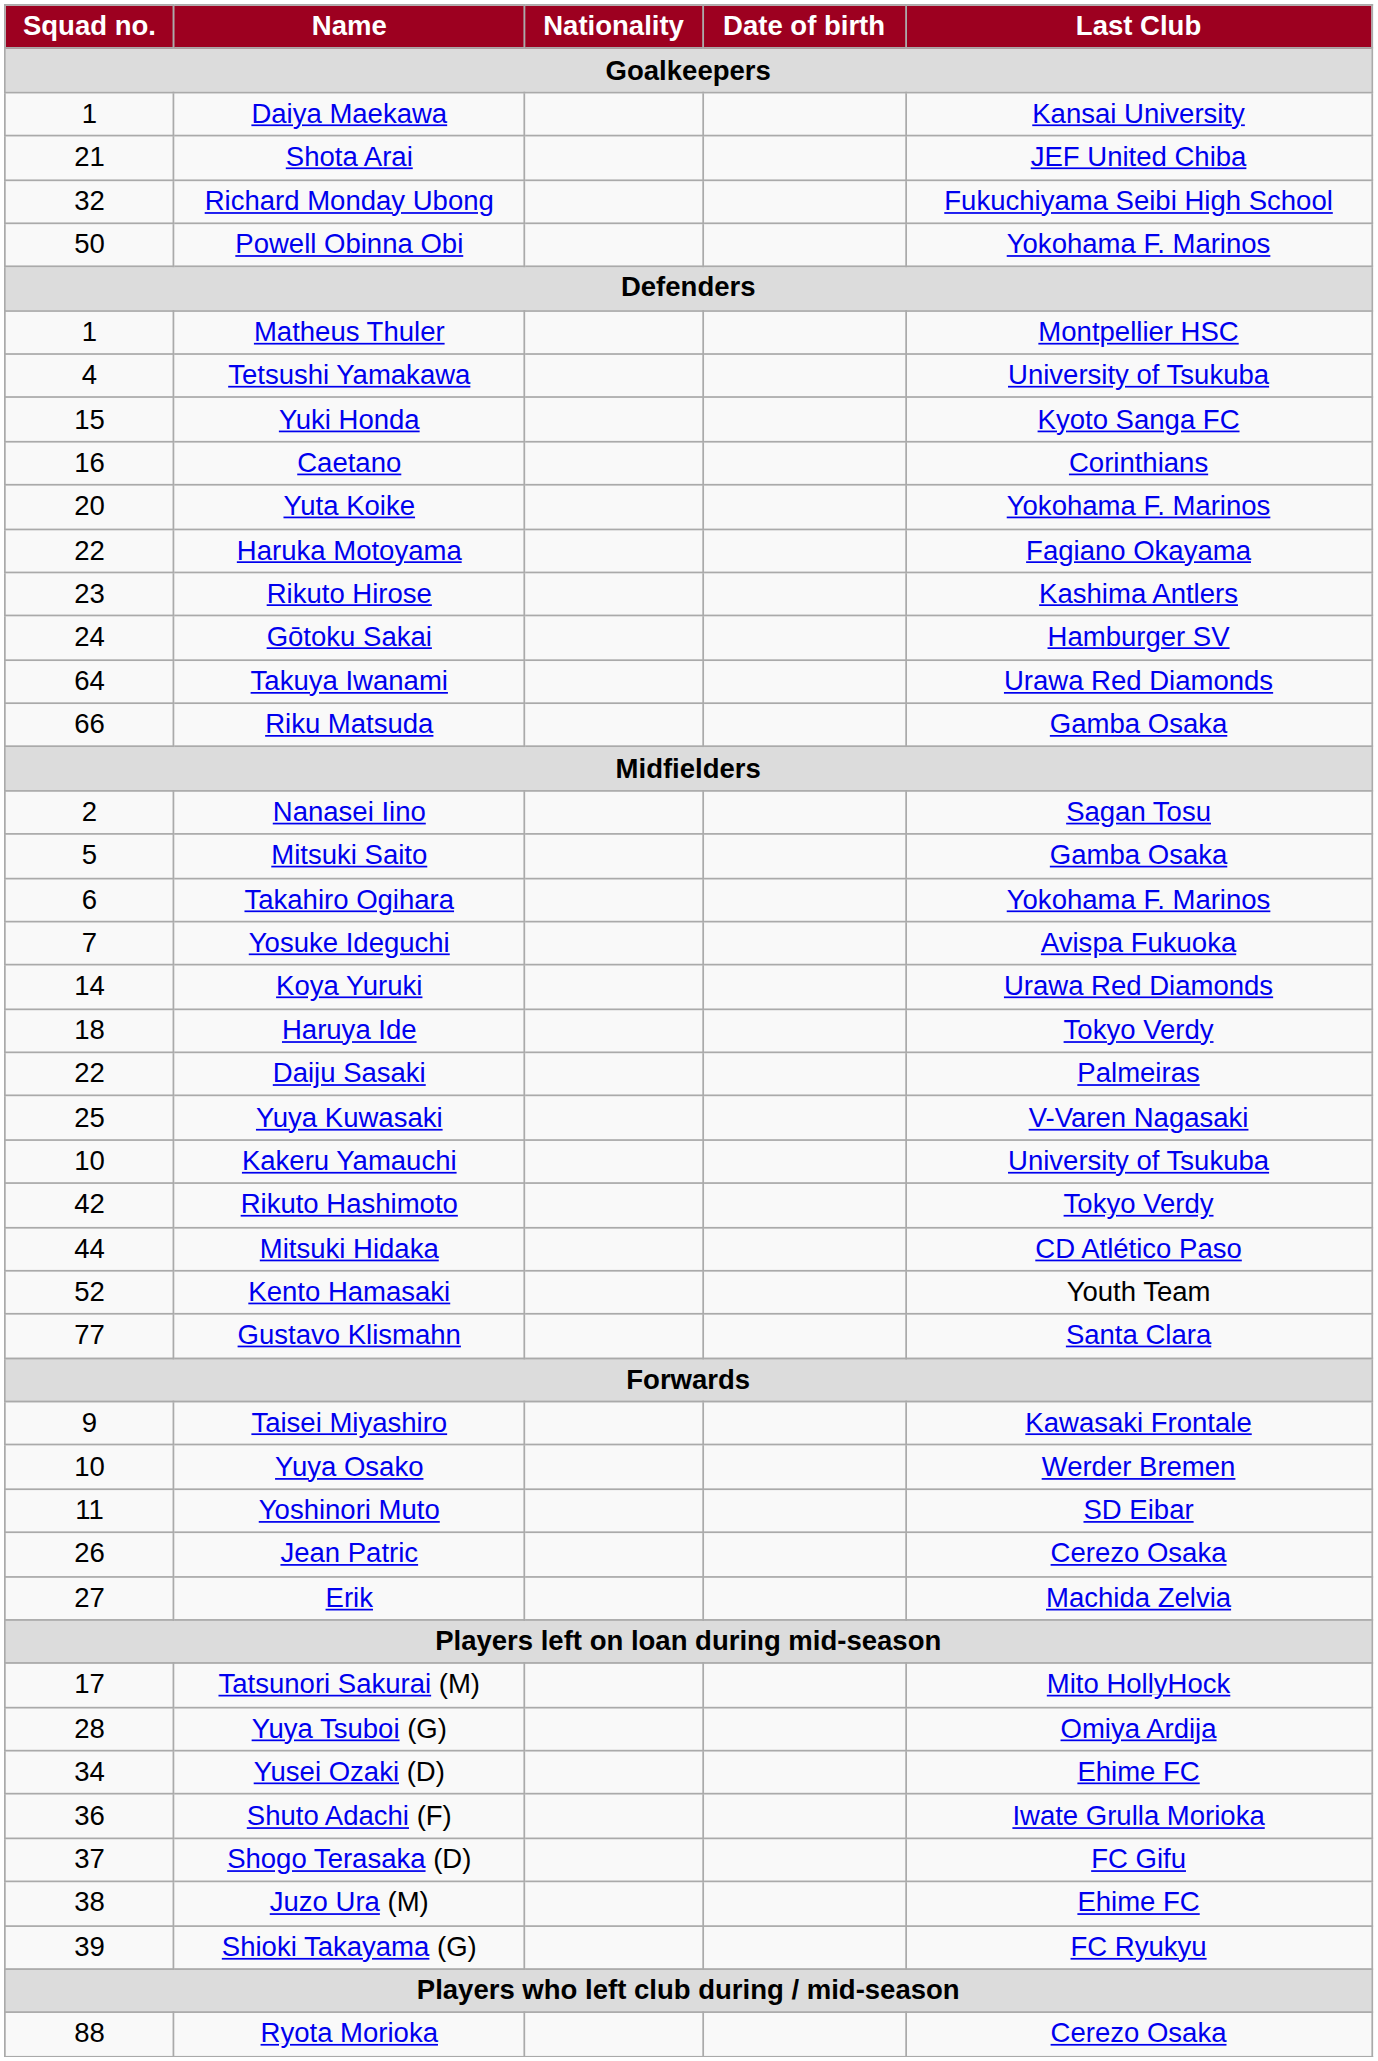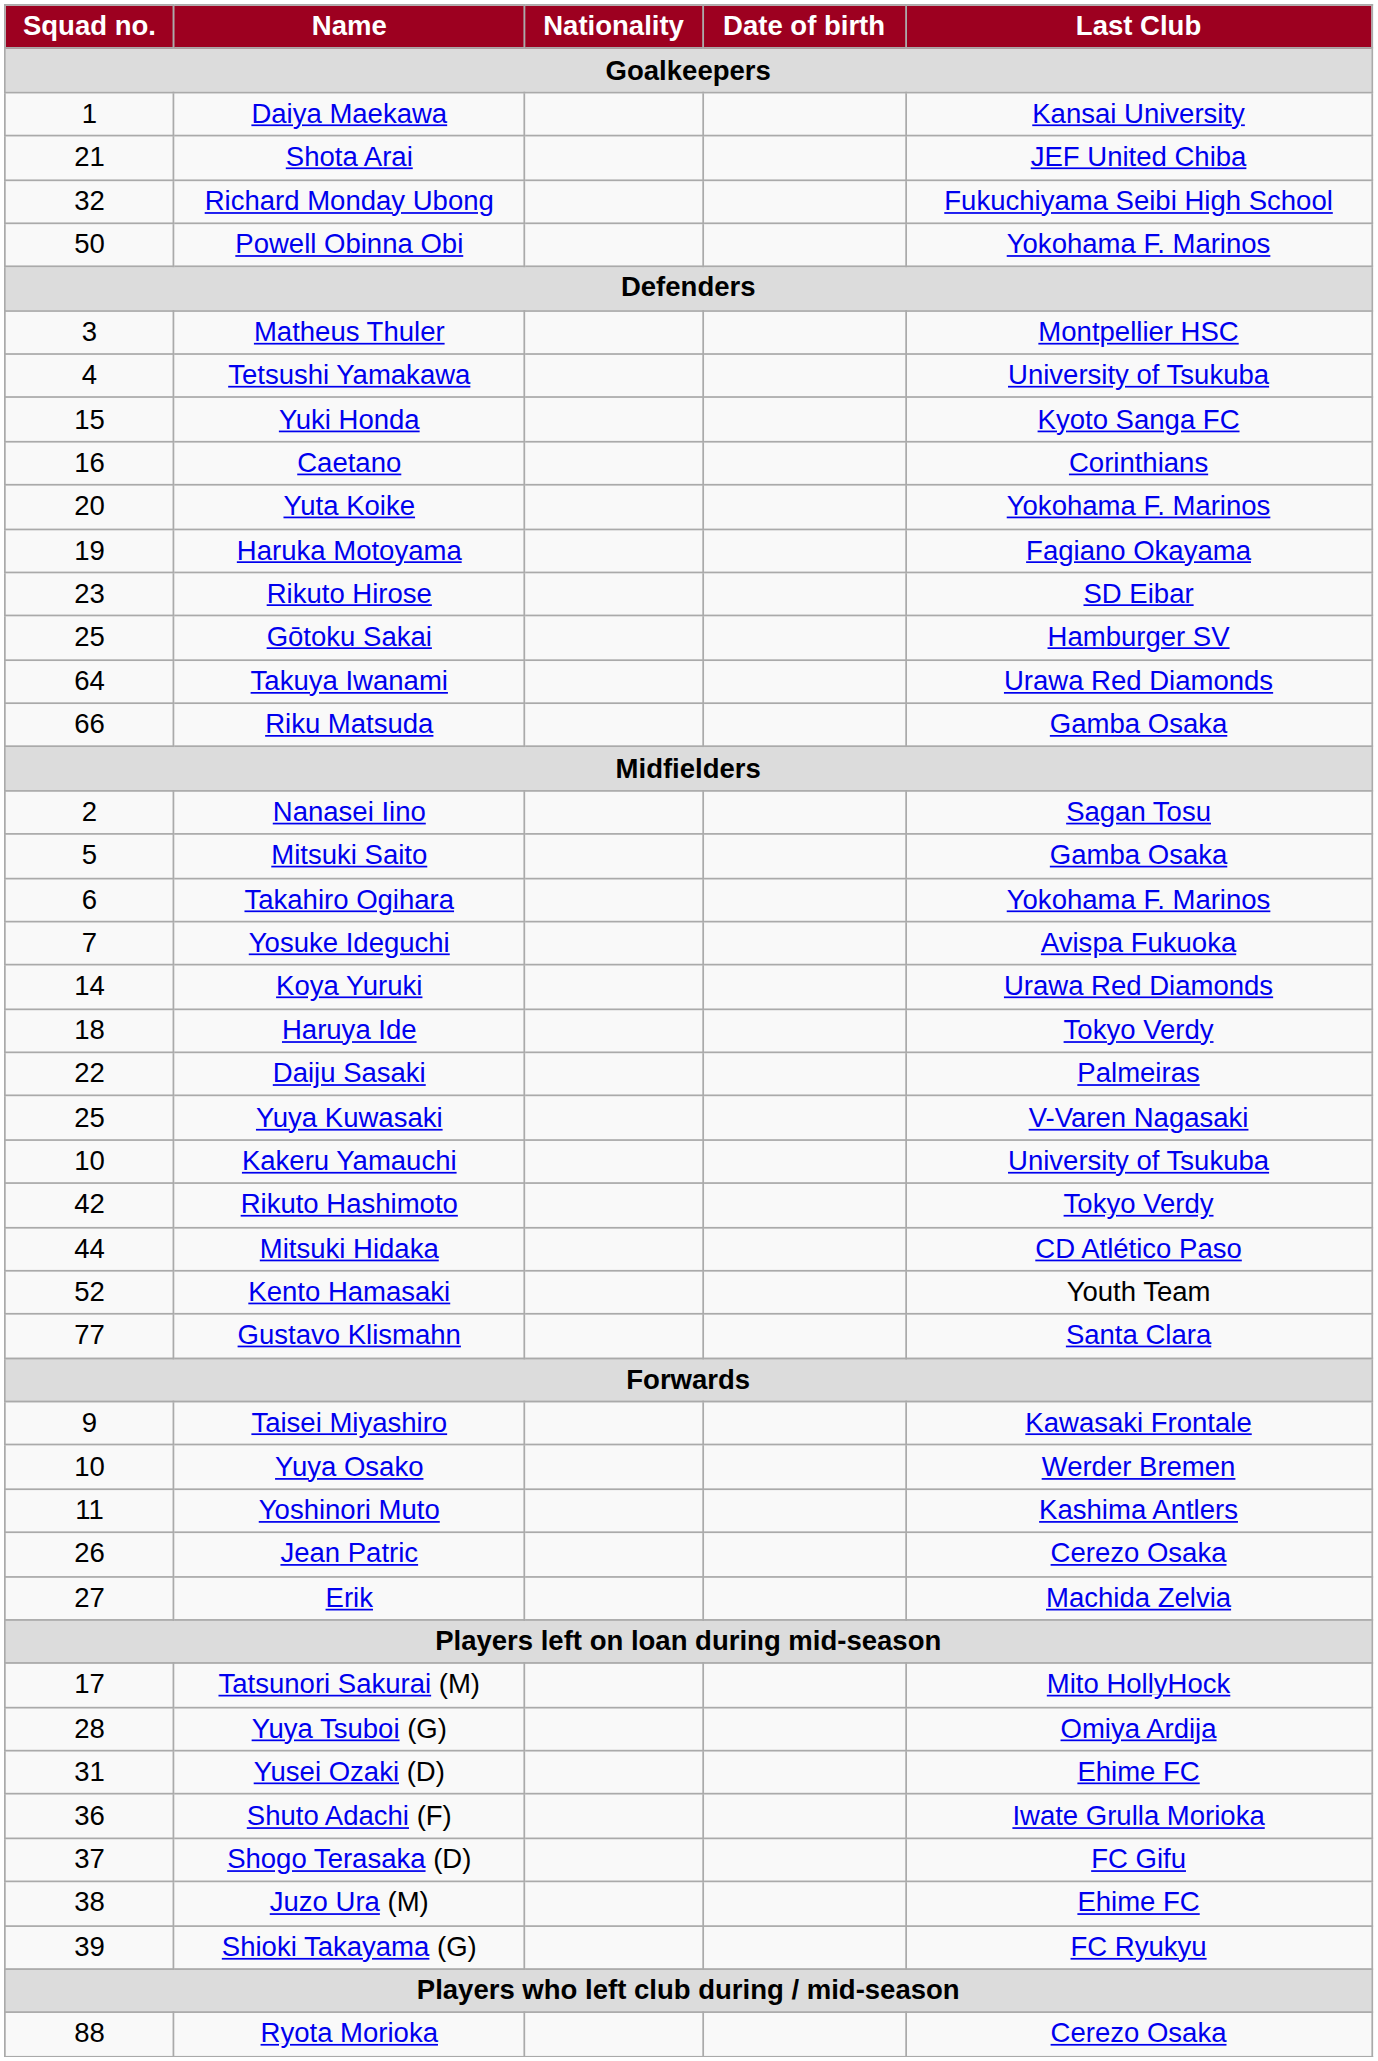(89, 331) 1 -> (89, 331) 3
(89, 550) 22 -> (89, 550) 19
(1139, 593) Kashima Antlers -> (1139, 593) SD Eibar
(89, 637) 24 -> (89, 637) 25
(1139, 1510) SD Eibar -> (1139, 1510) Kashima Antlers
(89, 1772) 34 -> (89, 1772) 31
